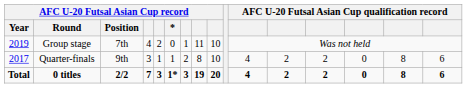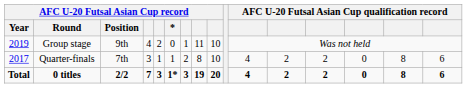(122, 43) 7th -> (122, 43) 9th
(122, 59) 9th -> (122, 59) 7th
